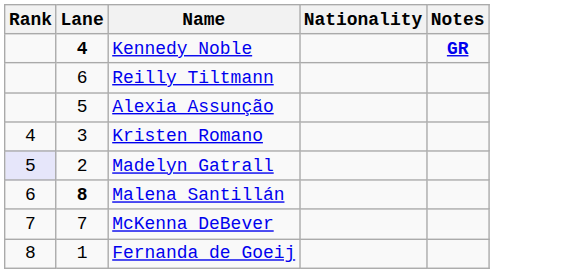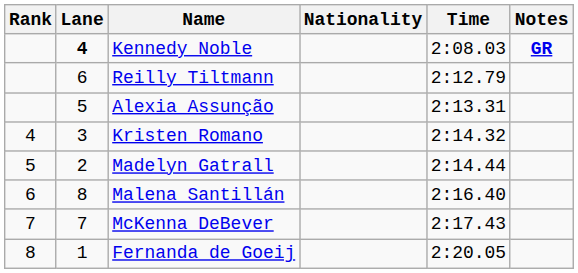+ column: (468, 19)
(31, 166) lavender background -> (31, 166) no background
(82, 195) bold -> (82, 195) normal
